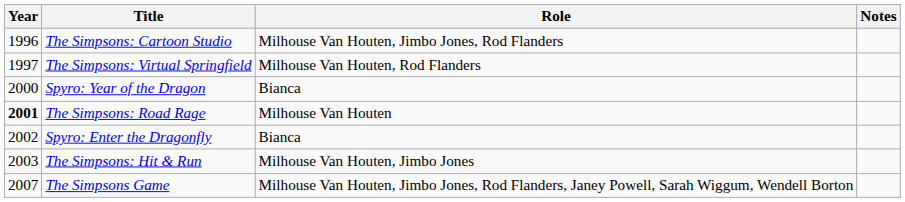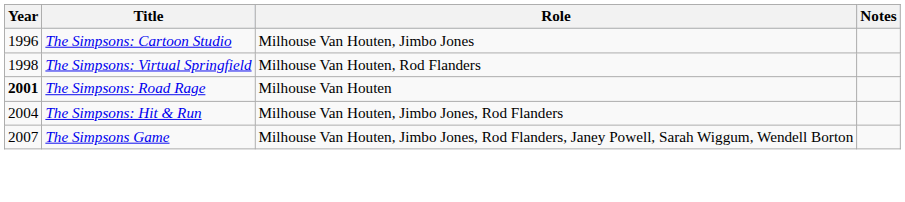(411, 40) Milhouse Van Houten, Jimbo Jones, Rod Flanders -> (366, 40) Milhouse Van Houten, Jimbo Jones
(23, 64) 1997 -> (23, 64) 1998
- row: (125, 88)
- row: (128, 137)
(23, 161) 2003 -> (23, 112) 2004
(366, 161) Milhouse Van Houten, Jimbo Jones -> (411, 112) Milhouse Van Houten, Jimbo Jones, Rod Flanders
